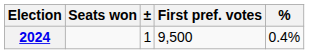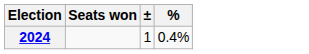- column: (210, 15)
